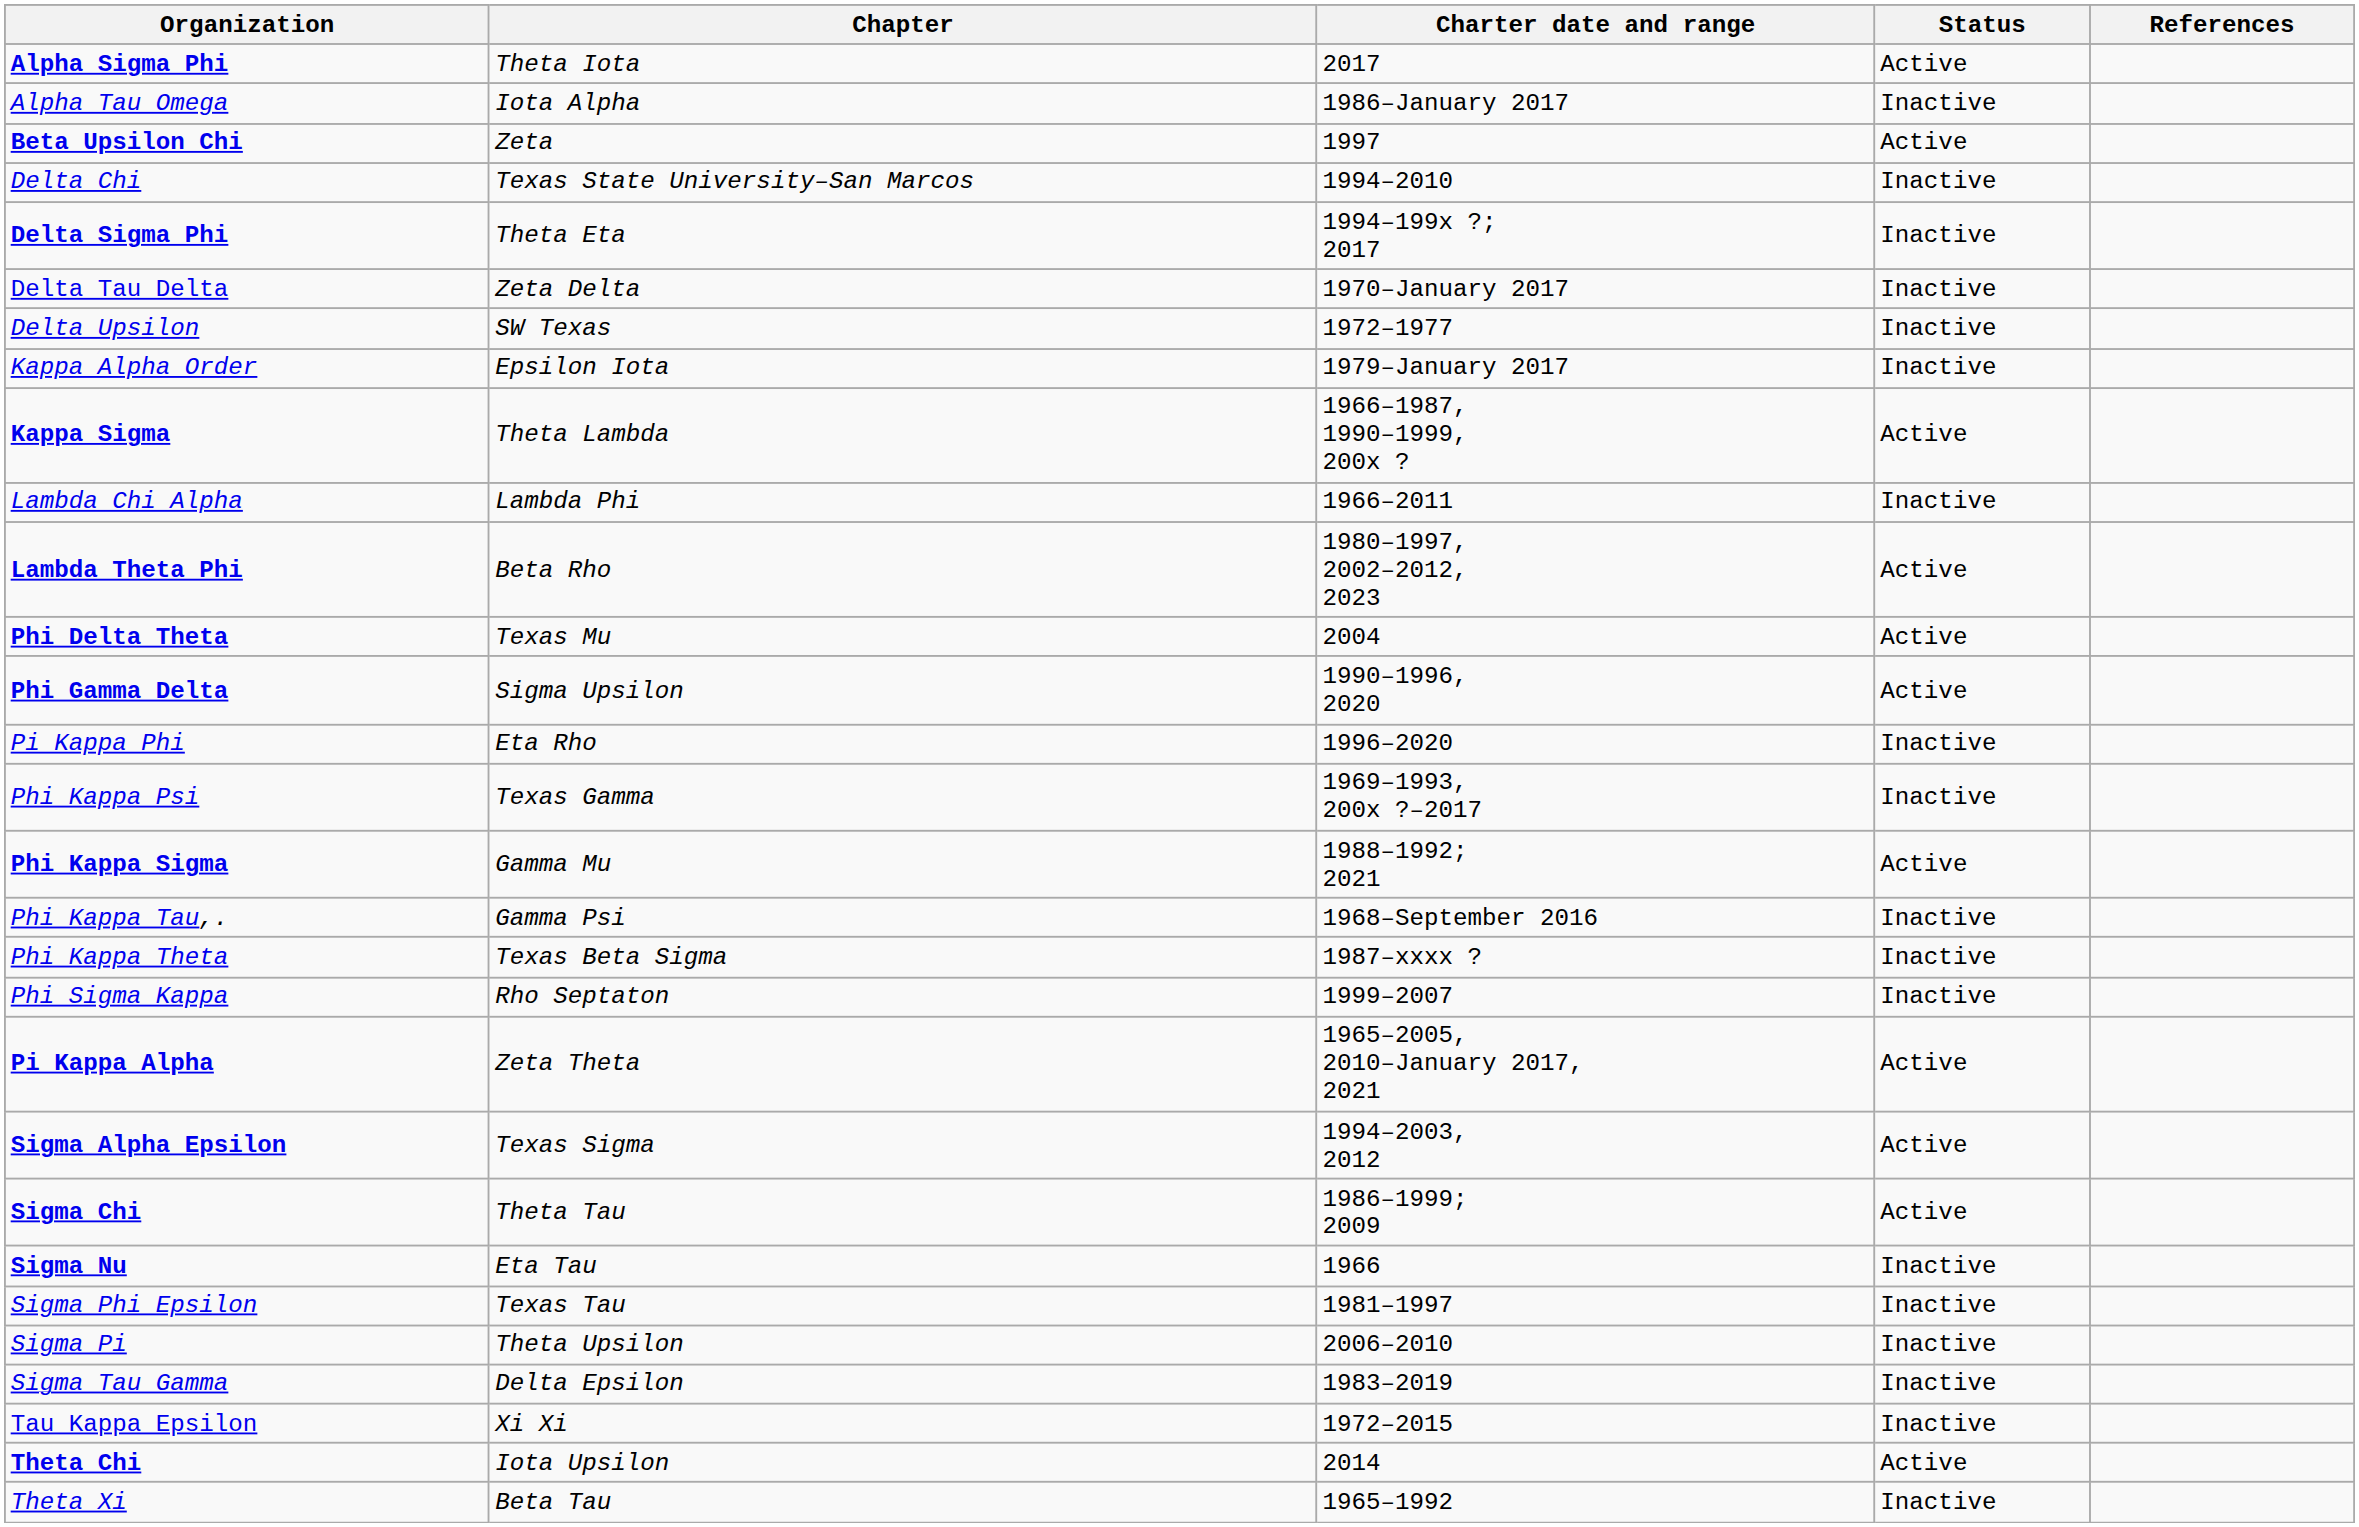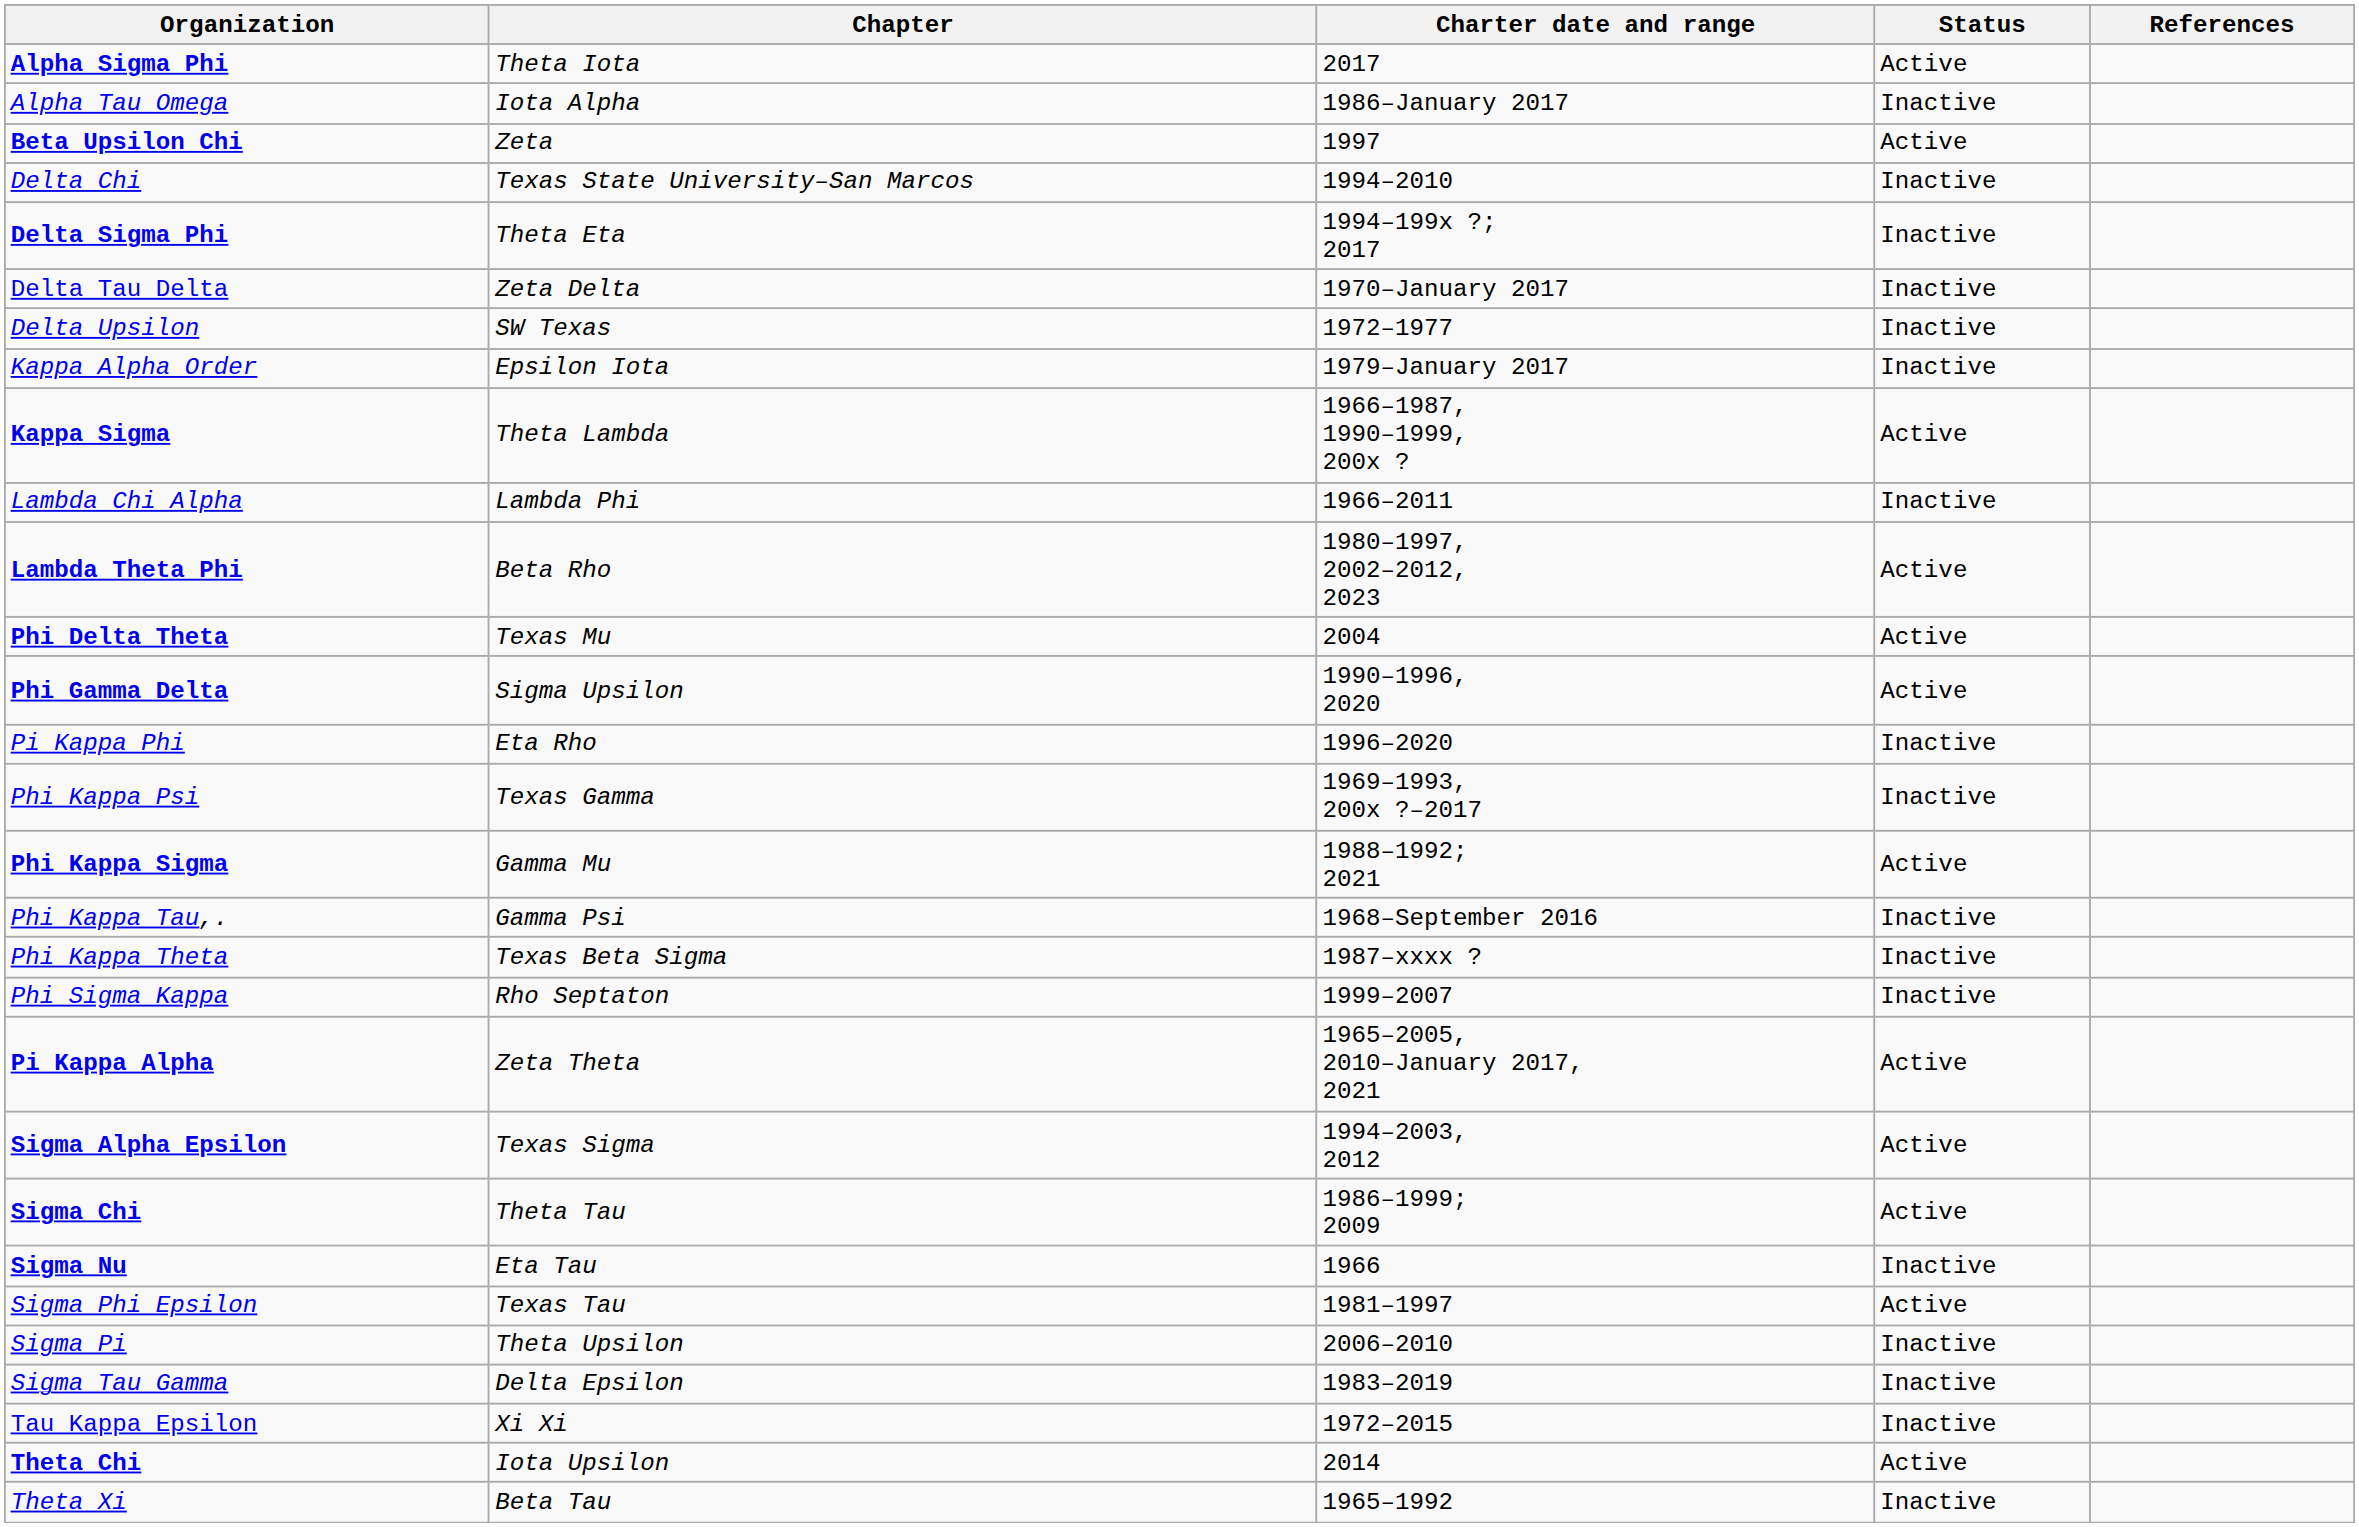(1938, 1305) Inactive -> (1924, 1305) Active
